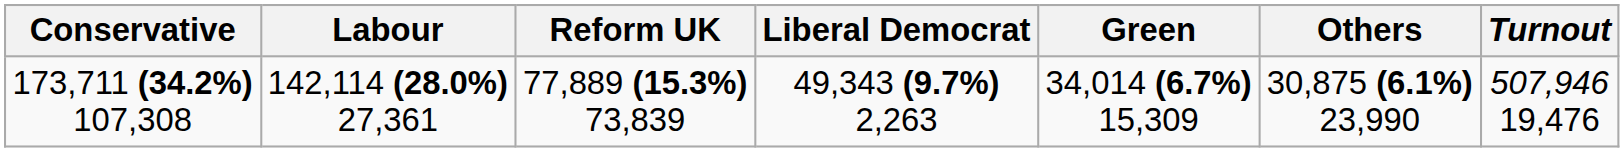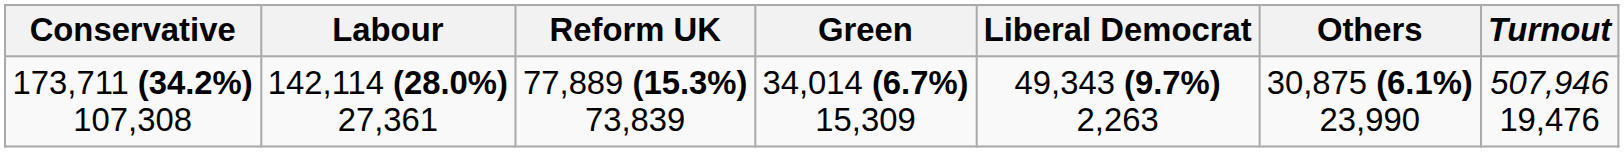columns swapped: (896, 30) <-> (1149, 30)
